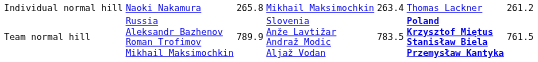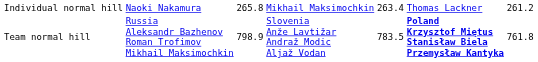(250, 37) 789.9 -> (250, 37) 798.9
(520, 37) 761.5 -> (520, 37) 761.8
